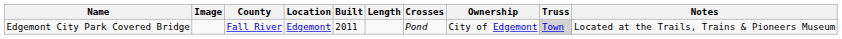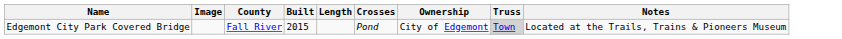- column: (309, 12)
(346, 27) 2011 -> (298, 27) 2015
